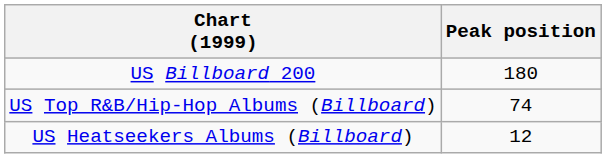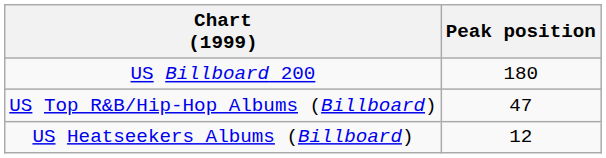(521, 105) 74 -> (521, 105) 47
